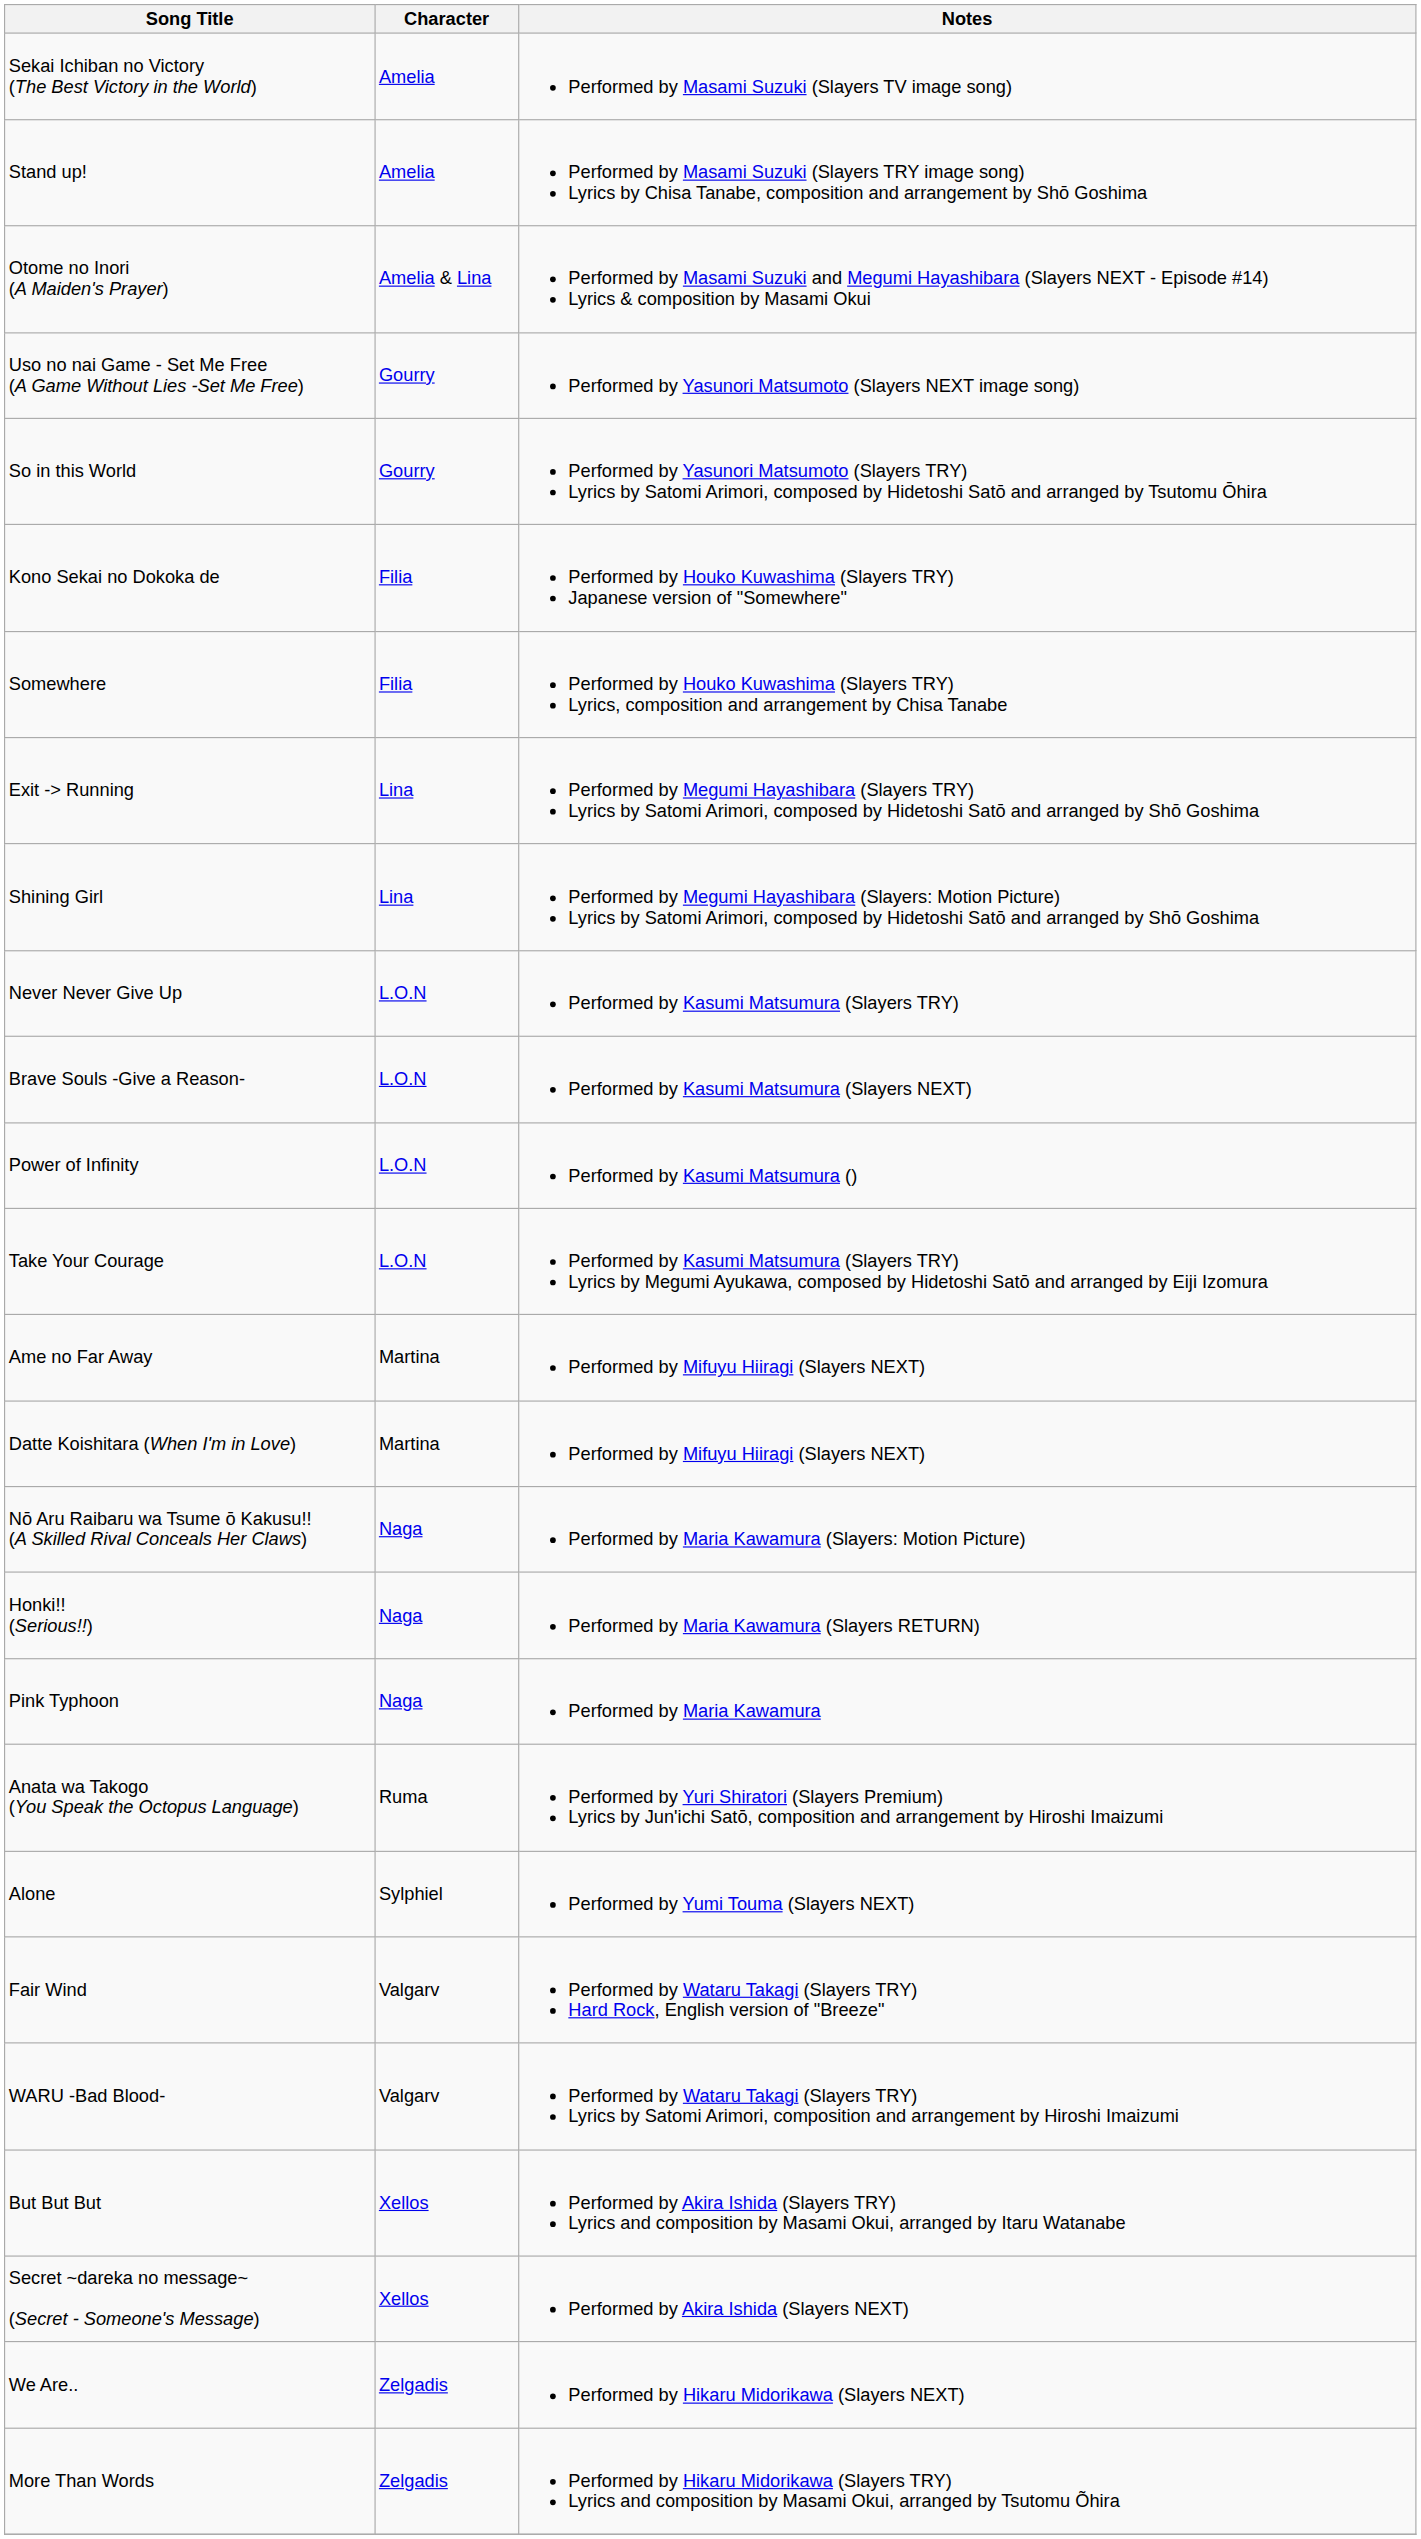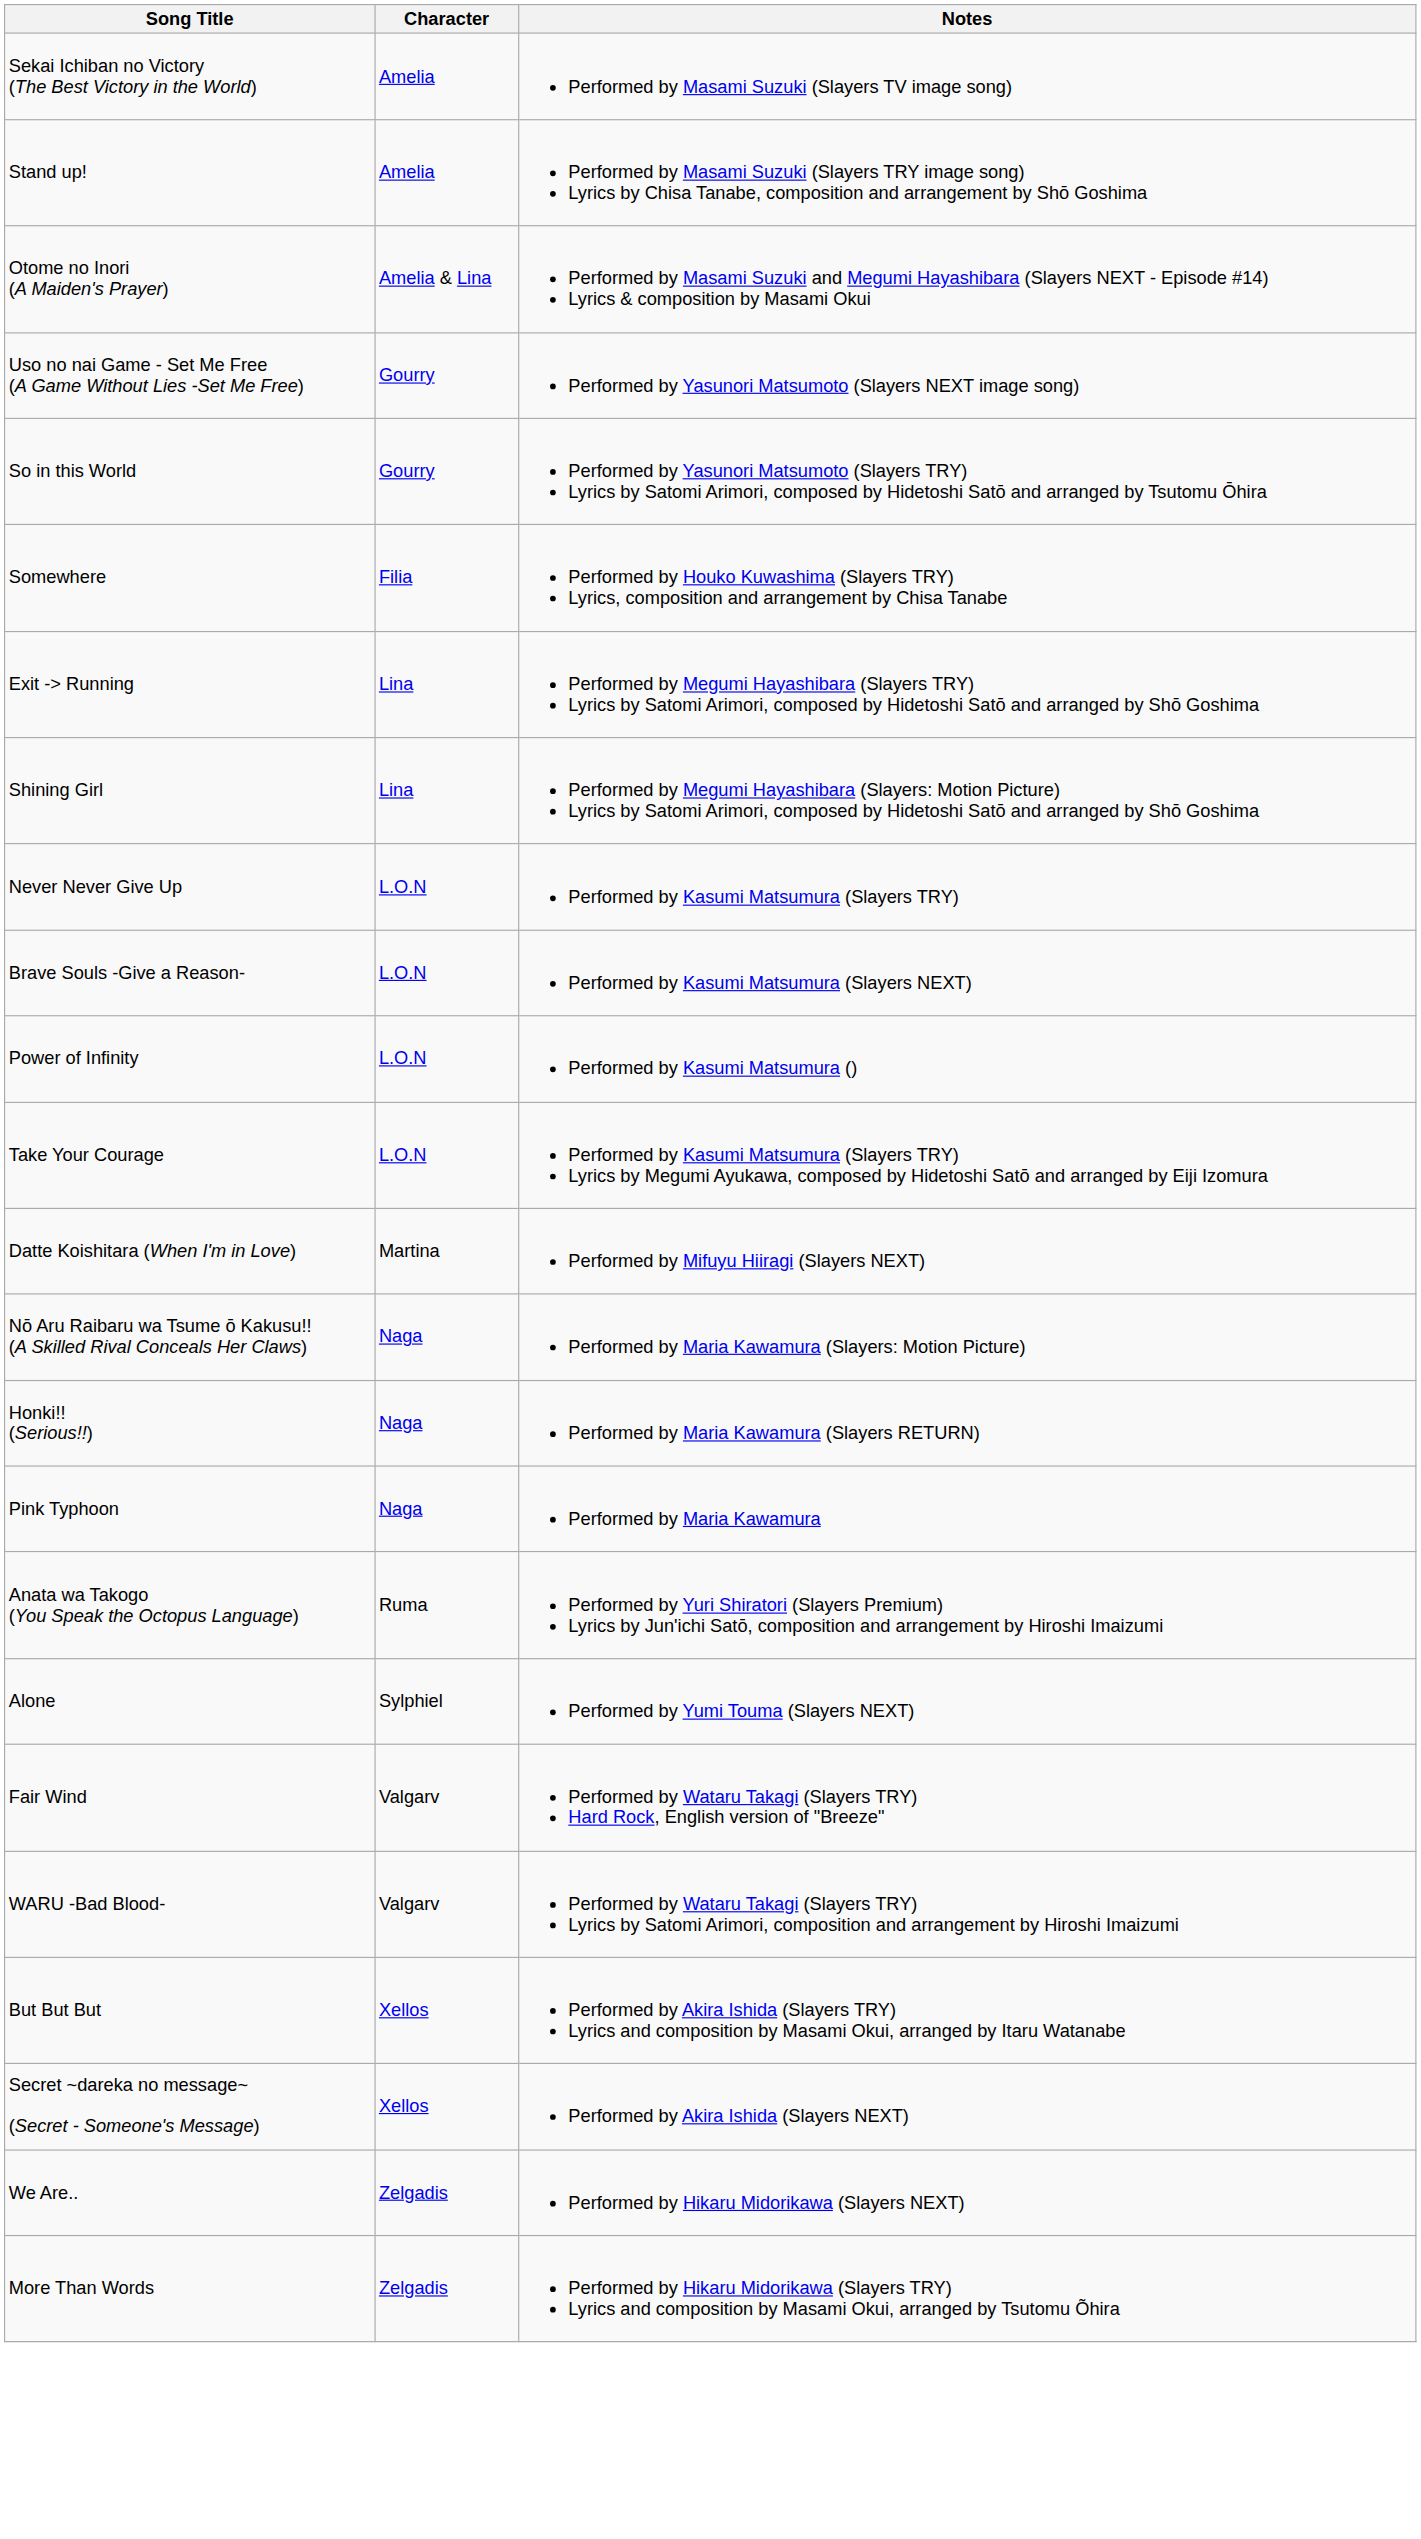- row: (114, 577)
- row: (81, 1357)
